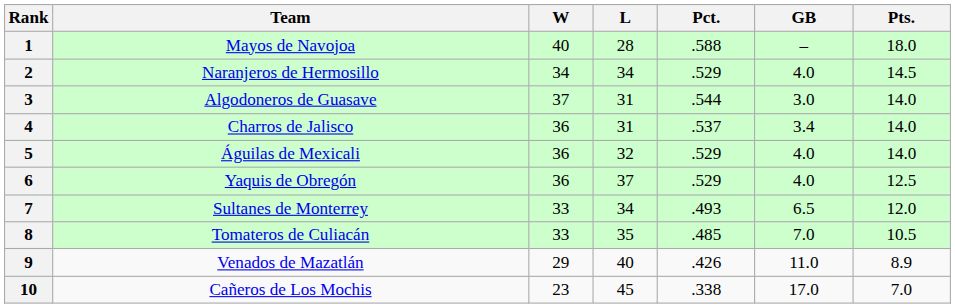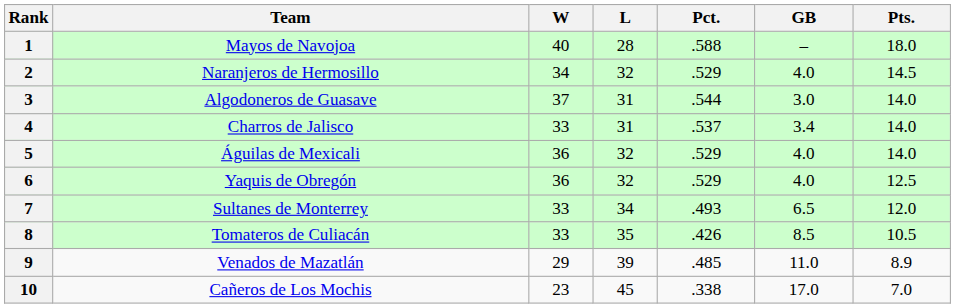(625, 72) 34 -> (625, 72) 32
(561, 126) 36 -> (561, 126) 33
(625, 180) 37 -> (625, 180) 32
(706, 235) .485 -> (706, 235) .426
(804, 235) 7.0 -> (804, 235) 8.5
(625, 262) 40 -> (625, 262) 39
(706, 262) .426 -> (706, 262) .485
